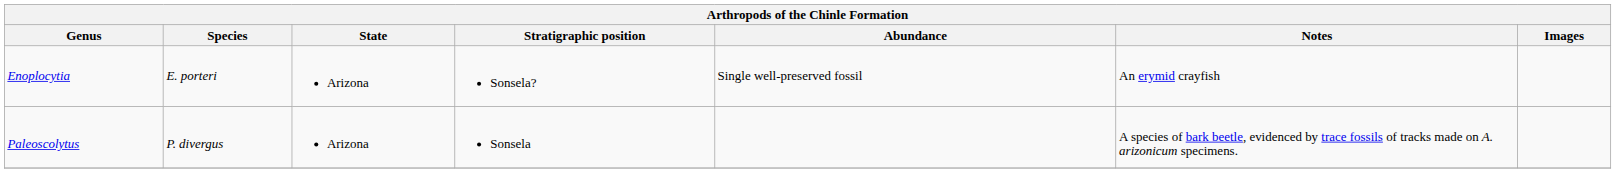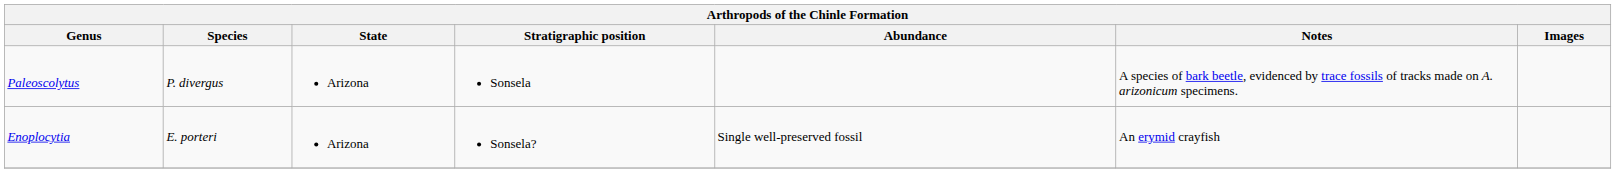rows swapped: (39, 76) <-> (43, 144)
